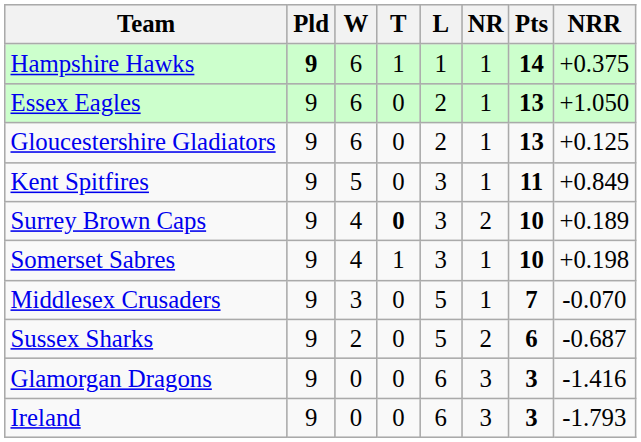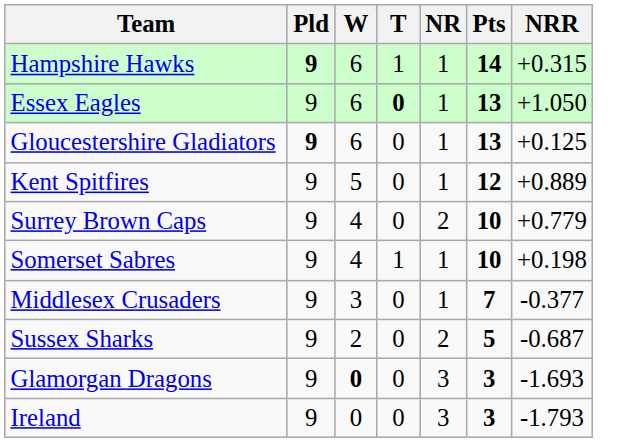- column: (441, 24)
(594, 63) +0.375 -> (552, 63) +0.315
(398, 102) normal -> (398, 102) bold
(311, 142) normal -> (311, 142) bold
(532, 181) 11 -> (489, 181) 12
(594, 181) +0.849 -> (552, 181) +0.889
(398, 220) bold -> (398, 220) normal
(594, 220) +0.189 -> (552, 220) +0.779
(594, 299) -0.070 -> (552, 299) -0.377
(532, 338) 6 -> (489, 338) 5
(356, 378) normal -> (356, 378) bold
(594, 378) -1.416 -> (552, 378) -1.693
